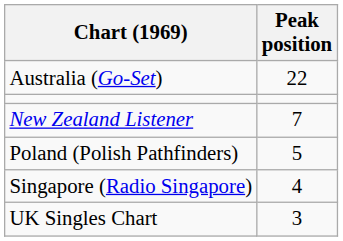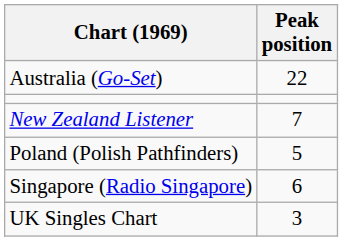(297, 185) 4 -> (297, 185) 6
